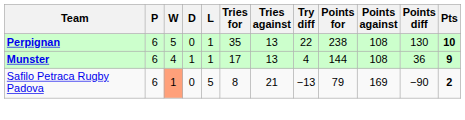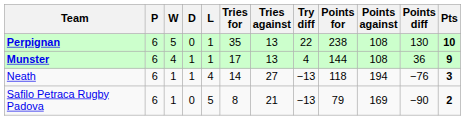+ row: (21, 77)
(173, 83) lightsalmon background -> (173, 100) no background
